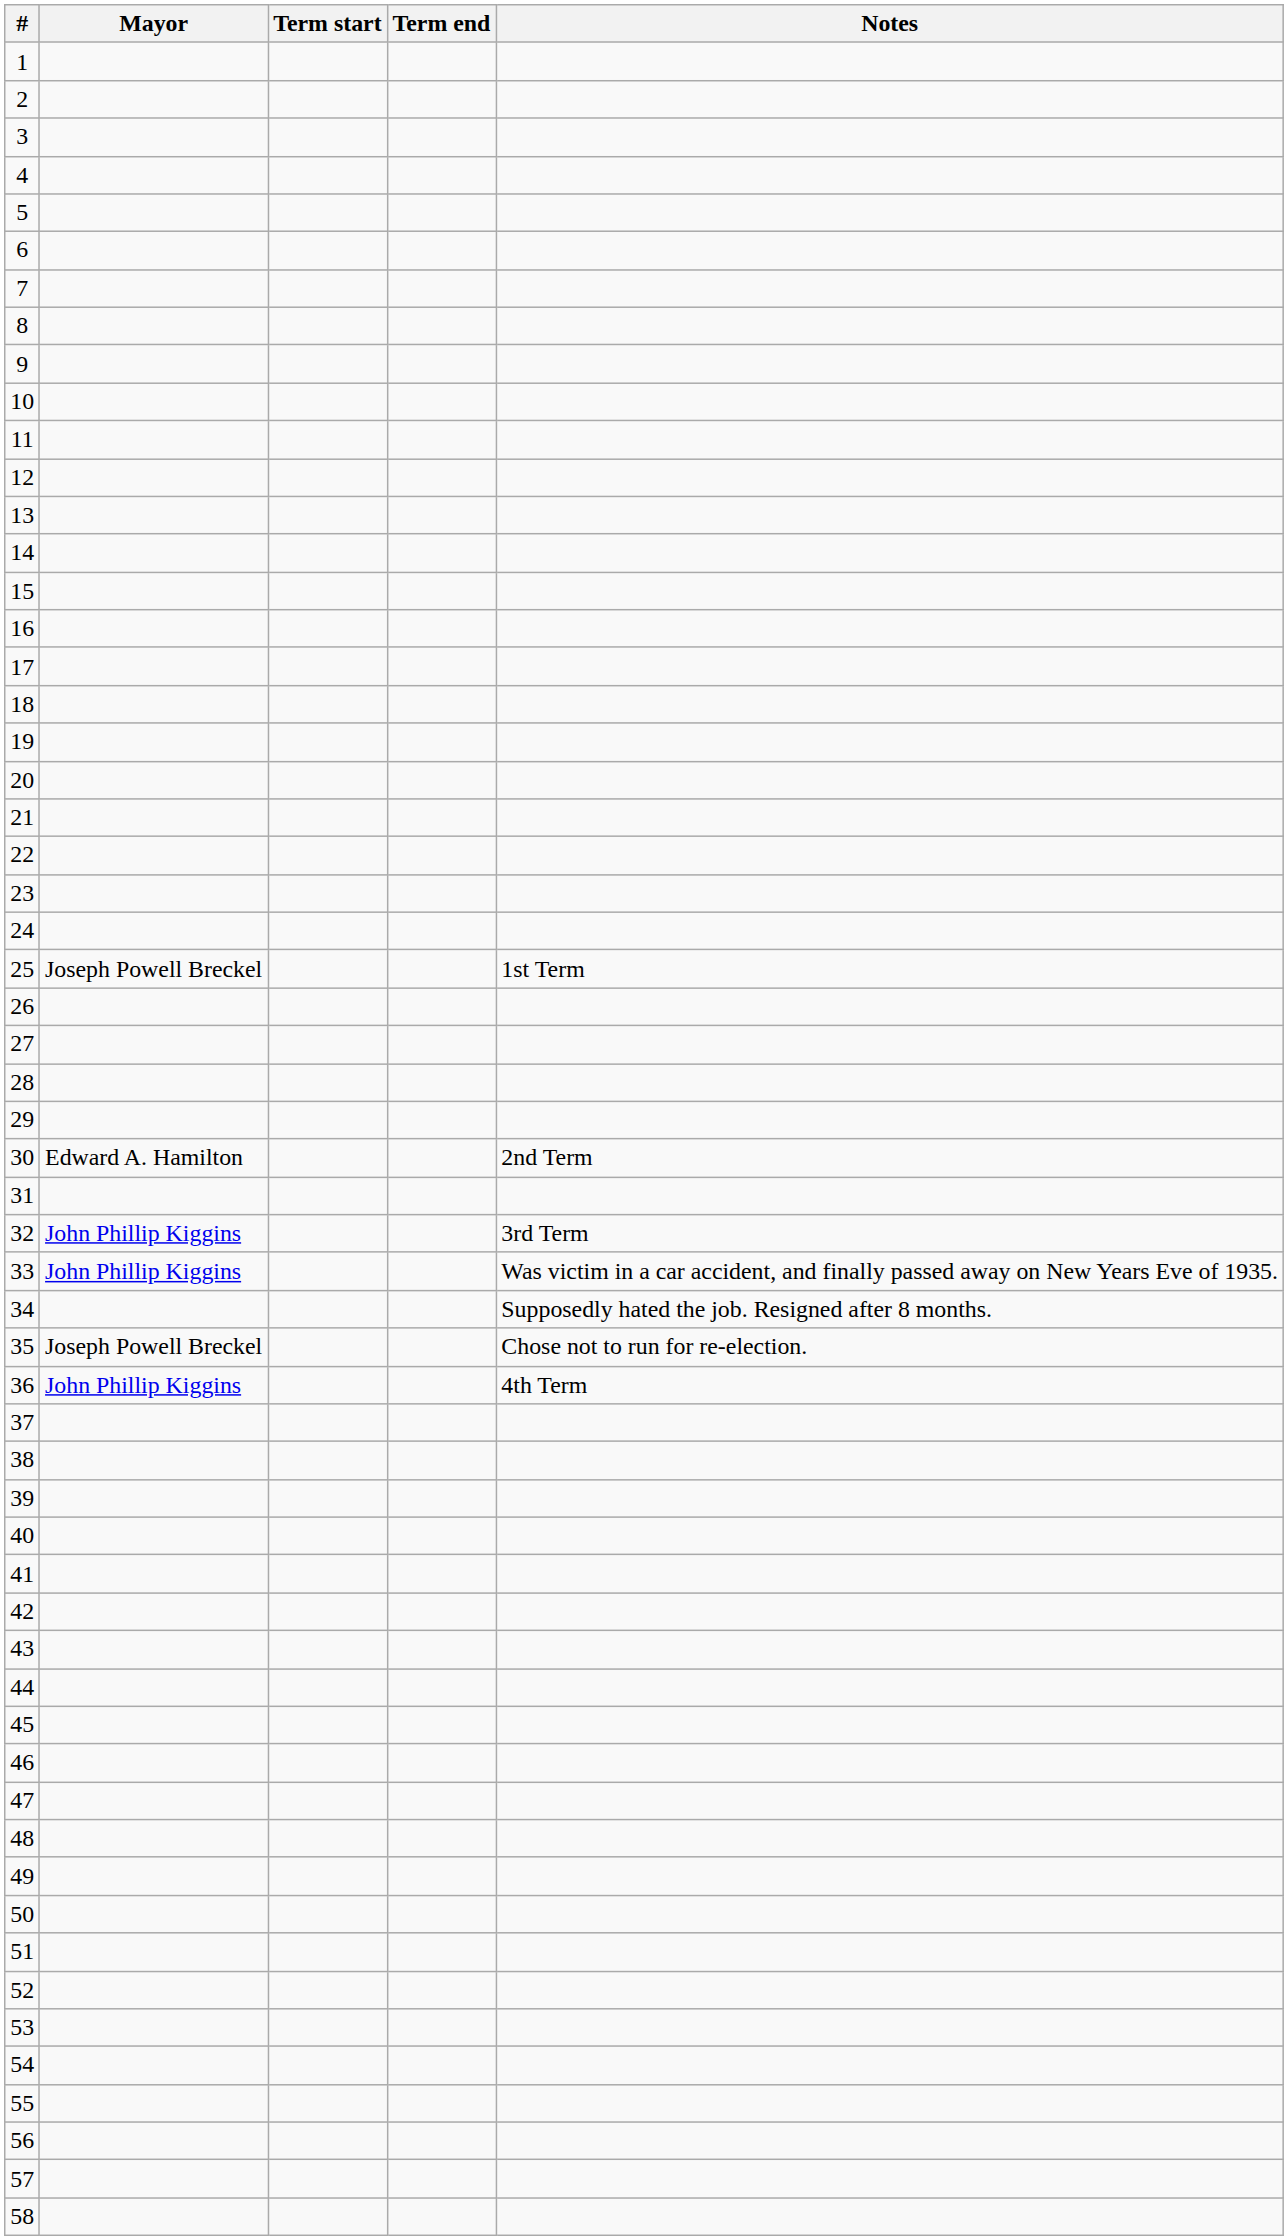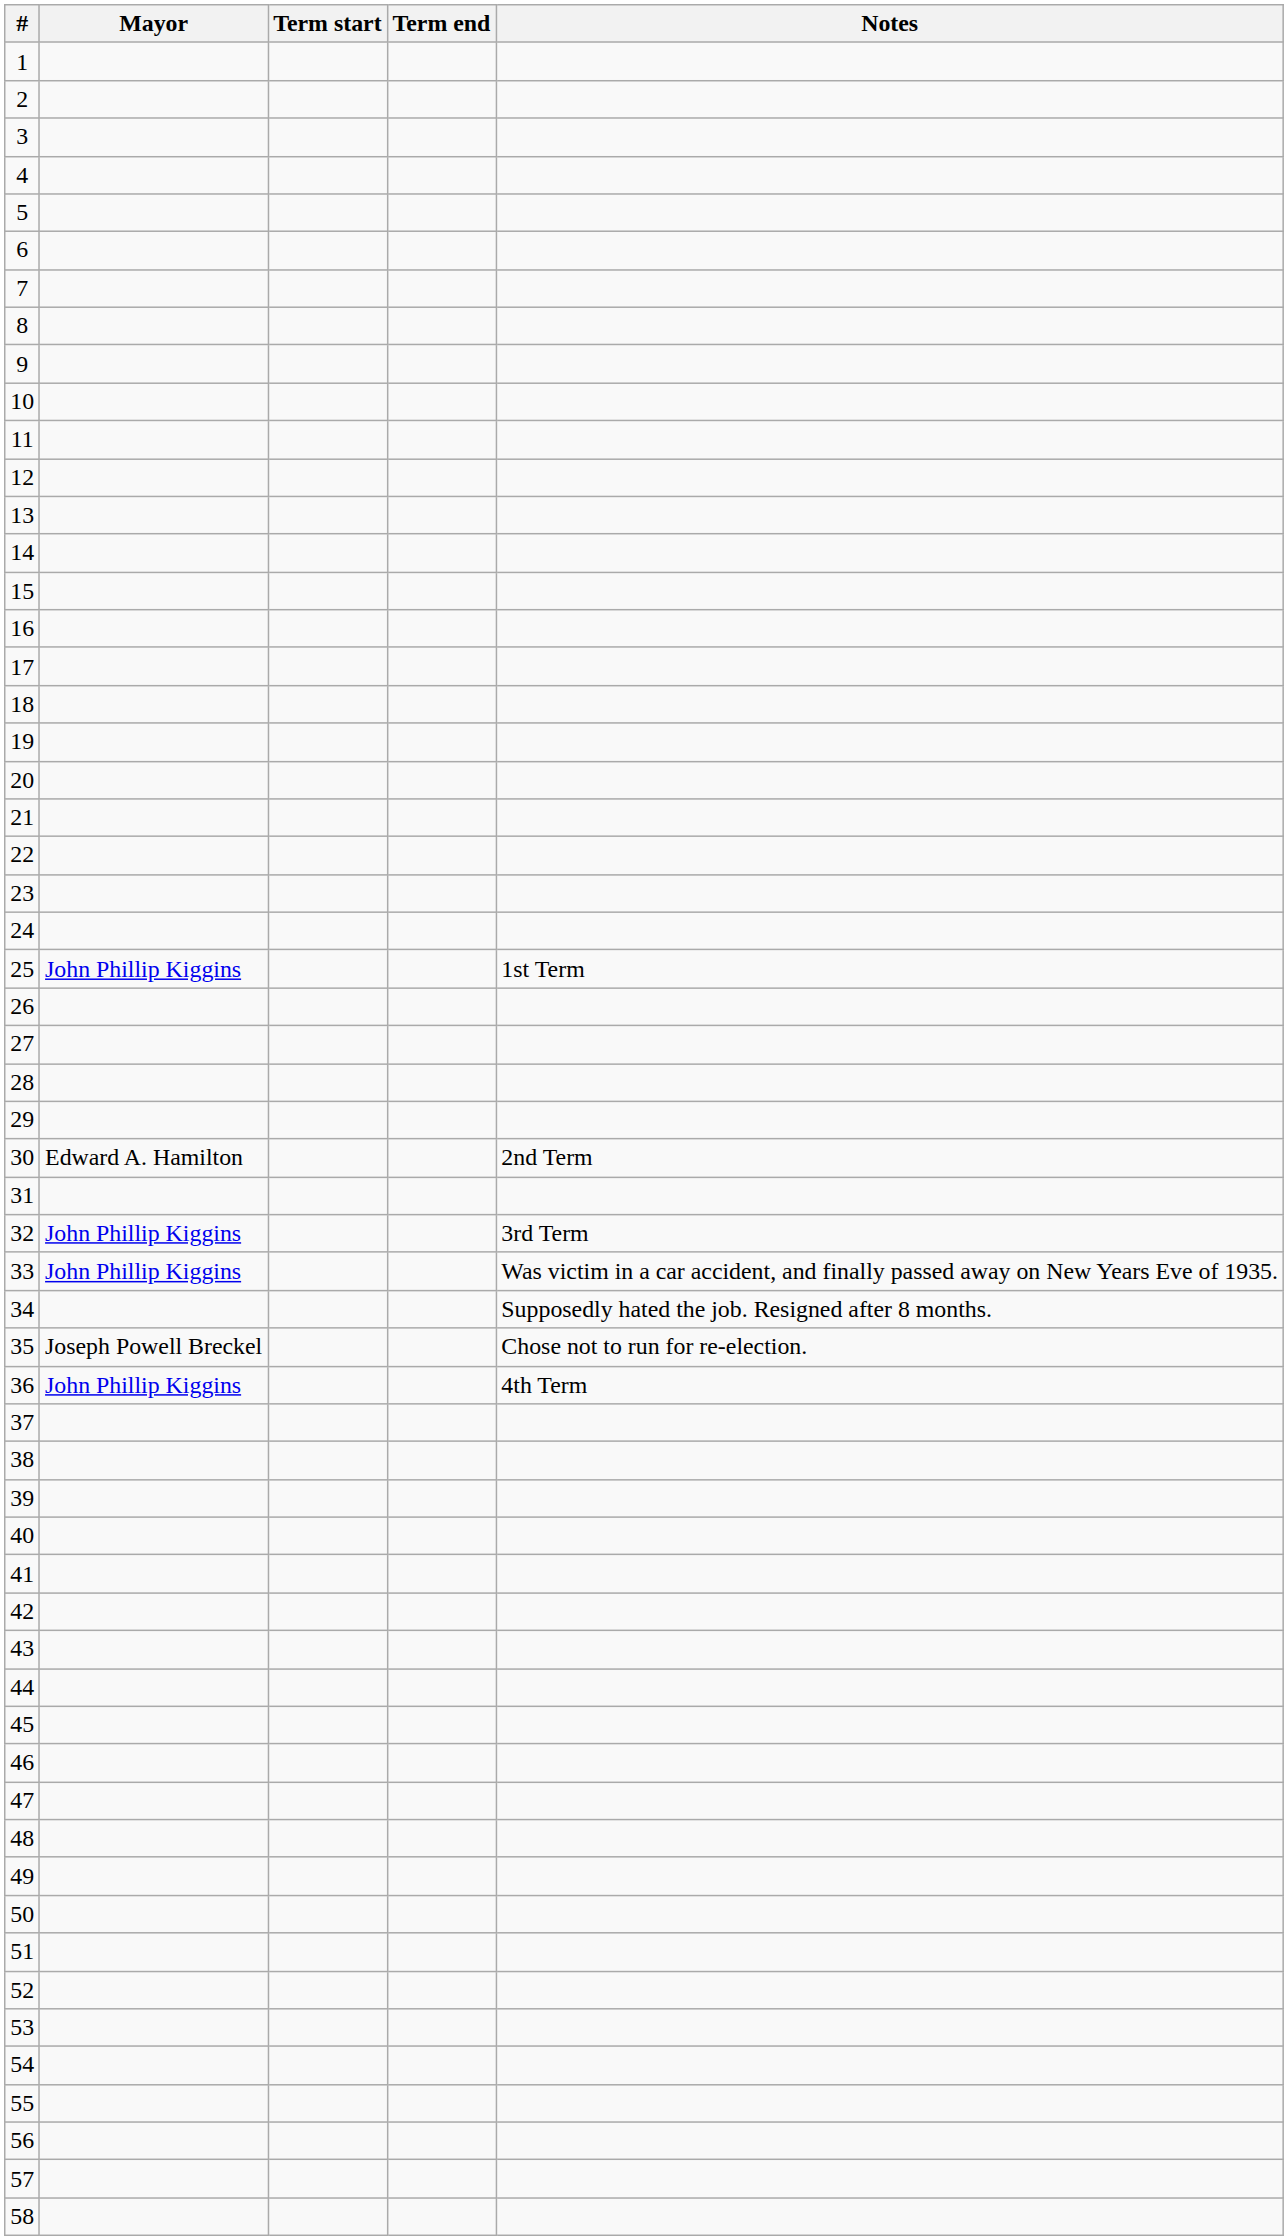(154, 968) Joseph Powell Breckel -> (143, 968) John Phillip Kiggins
